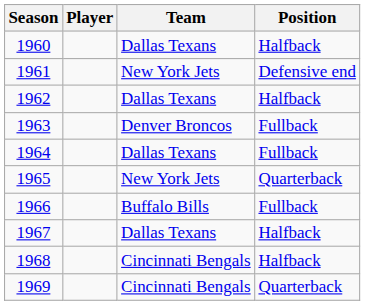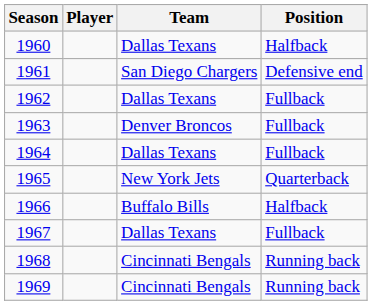(170, 71) New York Jets -> (189, 71) San Diego Chargers
(290, 98) Halfback -> (295, 98) Fullback
(288, 206) Fullback -> (296, 206) Halfback
(290, 233) Halfback -> (295, 233) Fullback
(290, 260) Halfback -> (313, 260) Running back
(300, 286) Quarterback -> (313, 286) Running back
